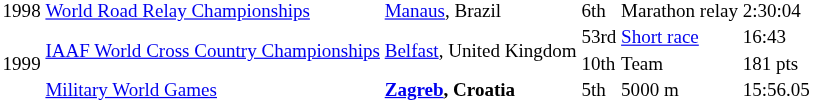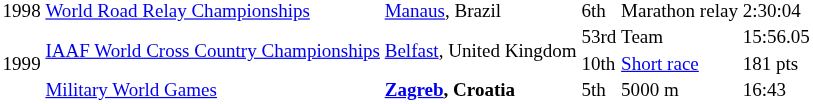(660, 37) Short race -> (642, 37) Team
(764, 37) 16:43 -> (776, 37) 15:56.05
(642, 63) Team -> (660, 63) Short race
(776, 89) 15:56.05 -> (764, 89) 16:43
